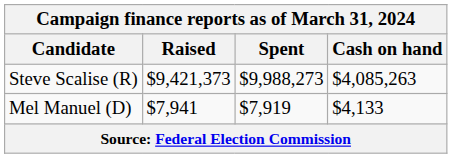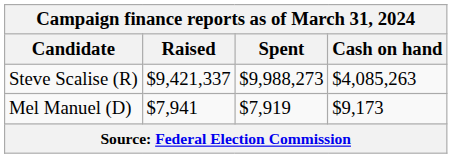(189, 78) $9,421,373 -> (189, 78) $9,421,337
(358, 108) $4,133 -> (358, 108) $9,173
